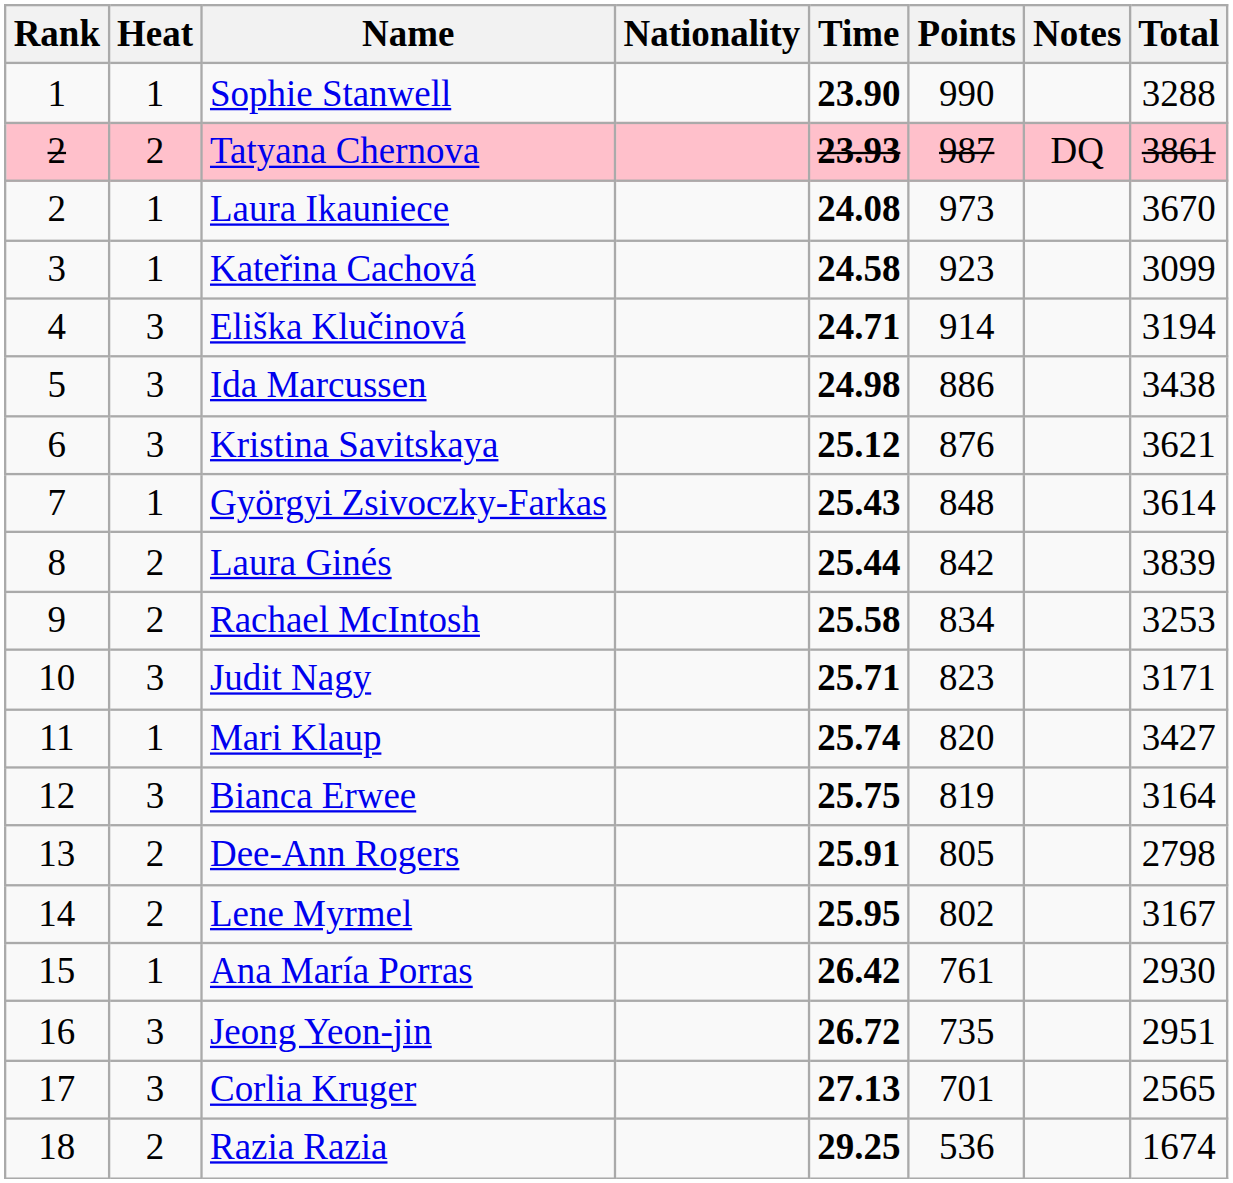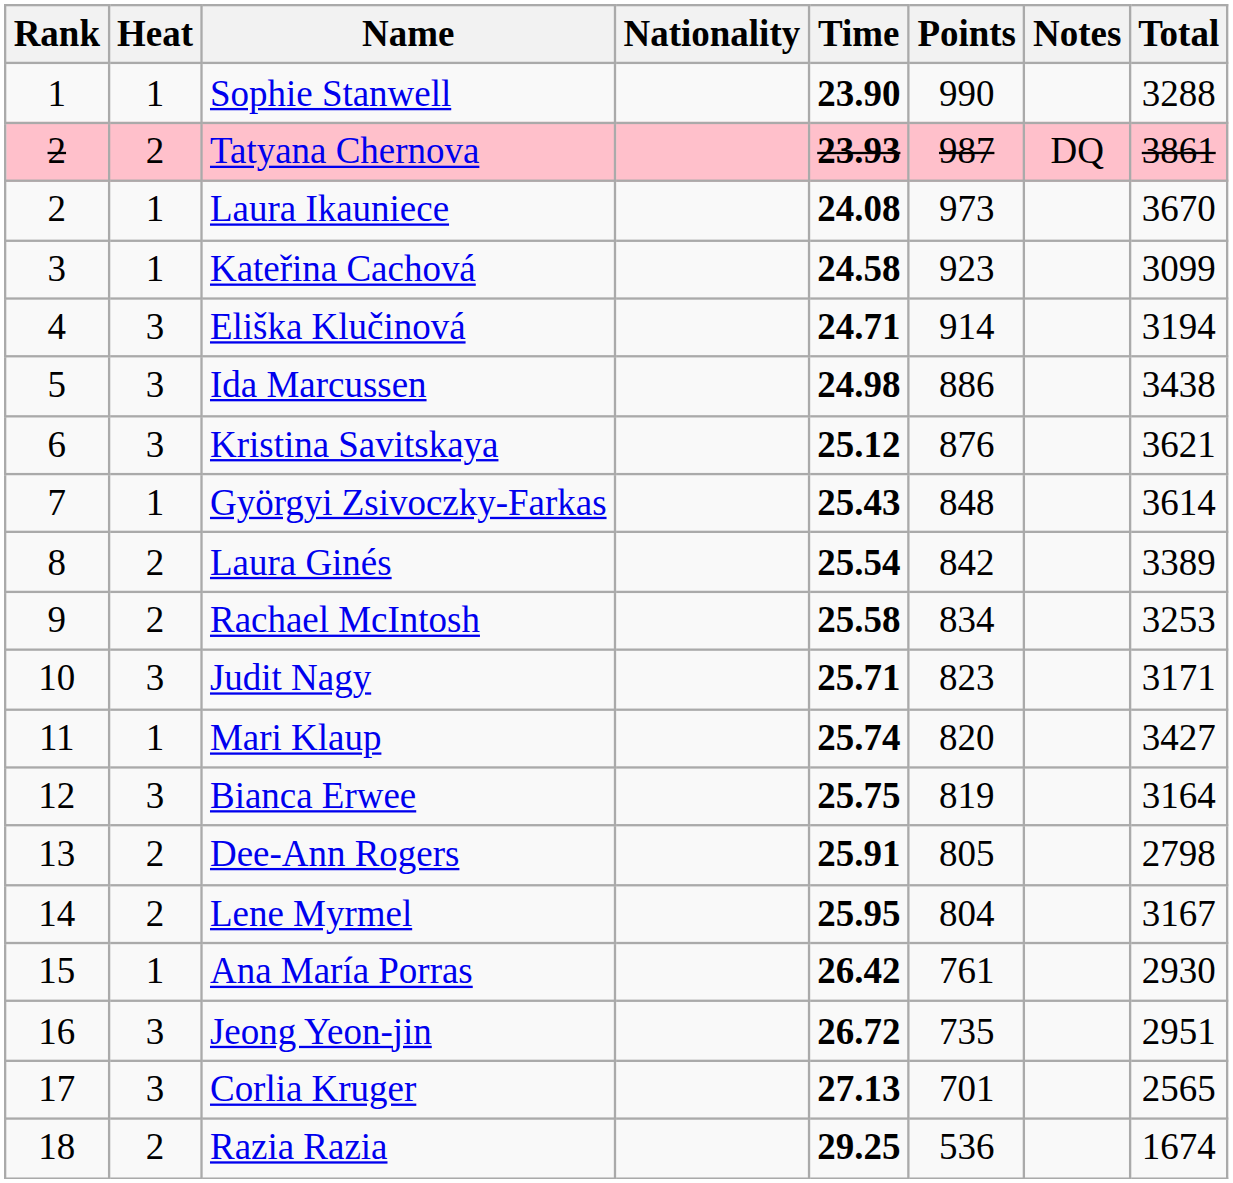(859, 561) 25.44 -> (859, 561) 25.54
(1179, 561) 3839 -> (1179, 561) 3389
(967, 913) 802 -> (967, 913) 804
